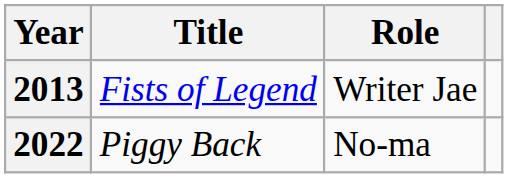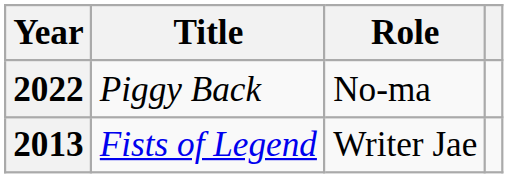rows swapped: (48, 88) <-> (48, 144)
